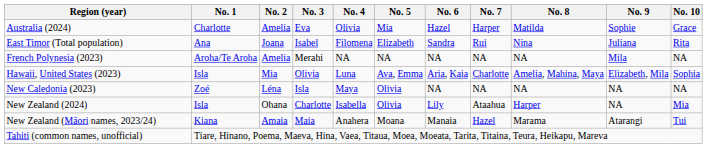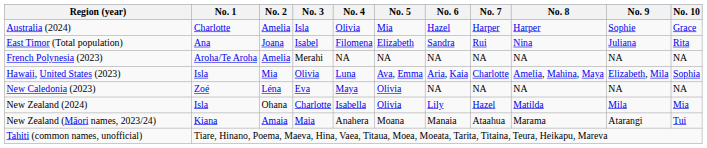(302, 27) Eva -> (302, 27) Isla
(529, 27) Matilda -> (527, 27) Harper
(618, 58) Mila -> (615, 58) NA
(302, 89) Isla -> (302, 89) Eva
(489, 105) Ataahua -> (484, 105) Hazel
(527, 105) Harper -> (529, 105) Matilda
(615, 105) NA -> (618, 105) Mila
(484, 120) Hazel -> (489, 120) Ataahua
